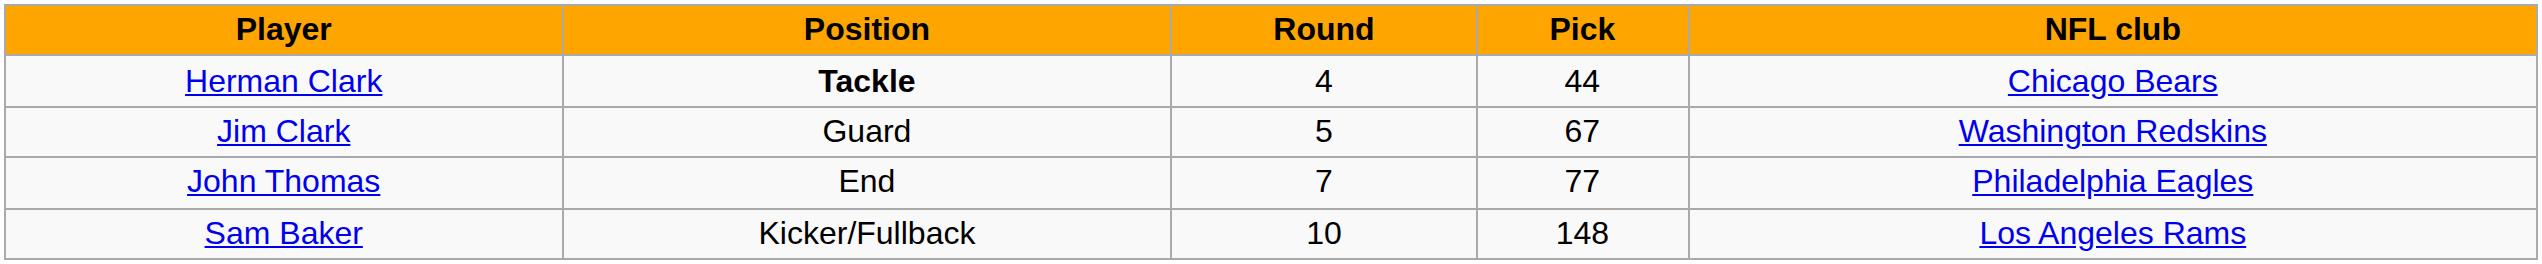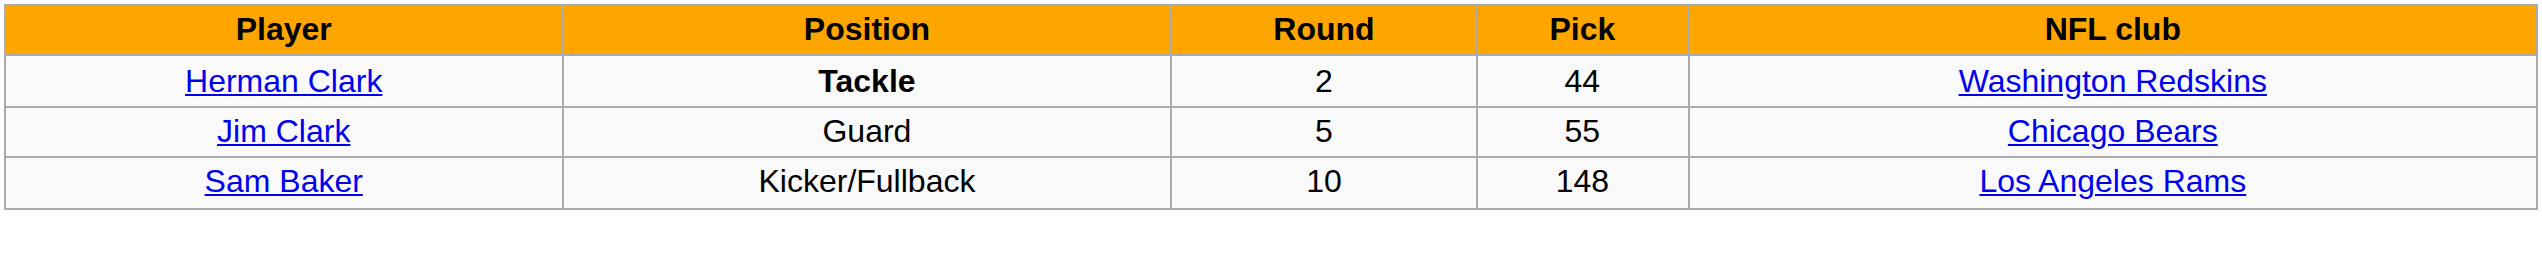(1324, 80) 4 -> (1324, 80) 2
(2113, 80) Chicago Bears -> (2113, 80) Washington Redskins
(1582, 131) 67 -> (1582, 131) 55
(2113, 131) Washington Redskins -> (2113, 131) Chicago Bears
- row: (284, 182)
